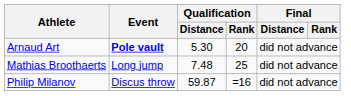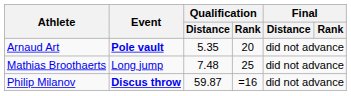(202, 48) 5.30 -> (208, 48) 5.35
(143, 83) normal -> (146, 83) bold
